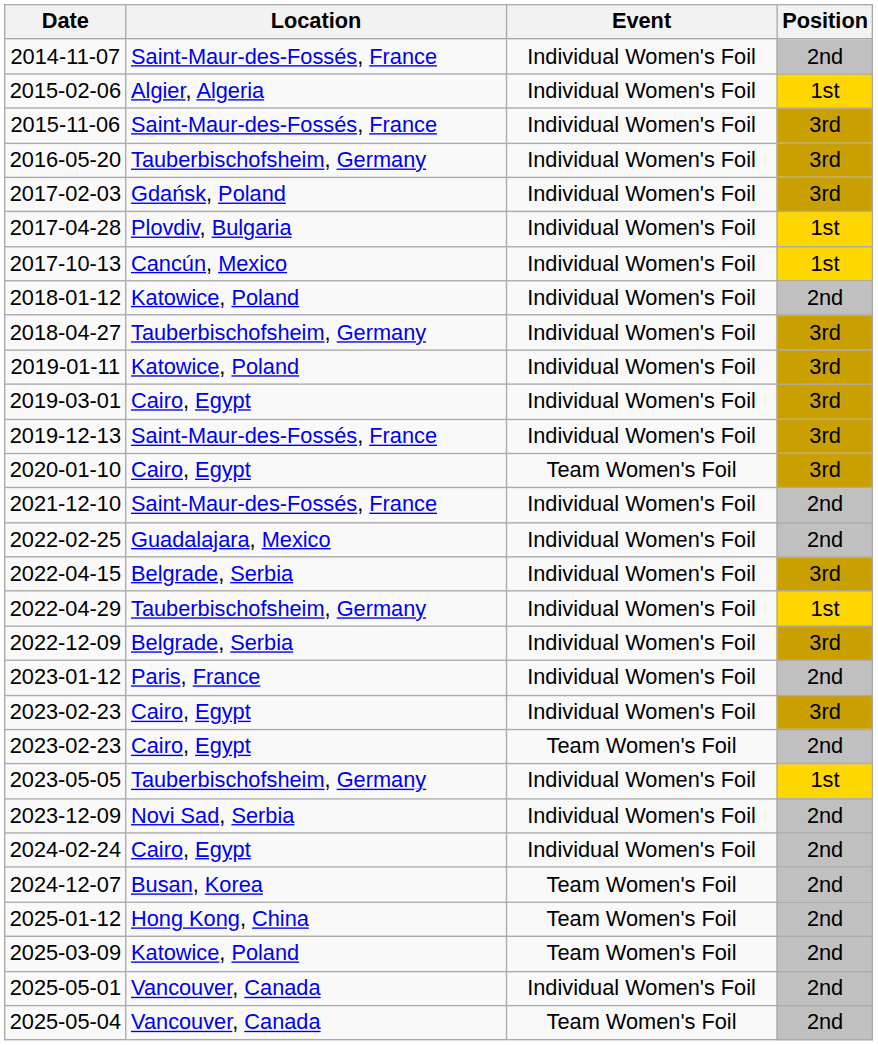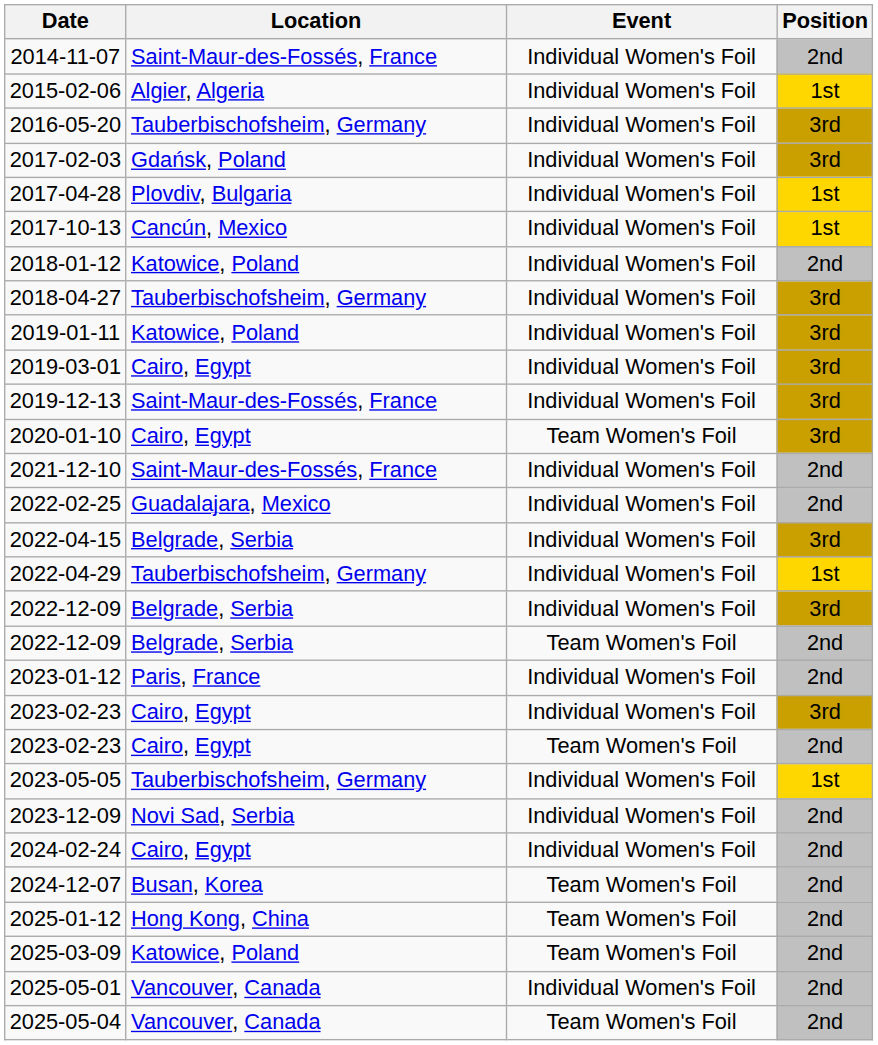- row: (65, 125)
+ row: (65, 642)
